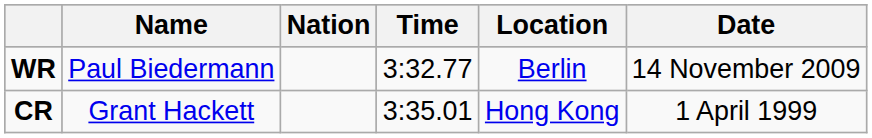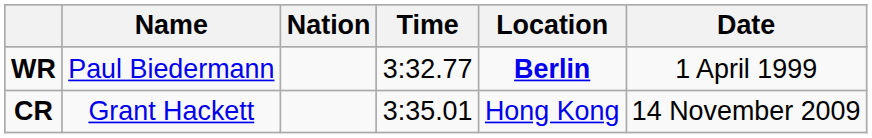(552, 68) normal -> (552, 68) bold
(746, 68) 14 November 2009 -> (746, 68) 1 April 1999
(746, 111) 1 April 1999 -> (746, 111) 14 November 2009
